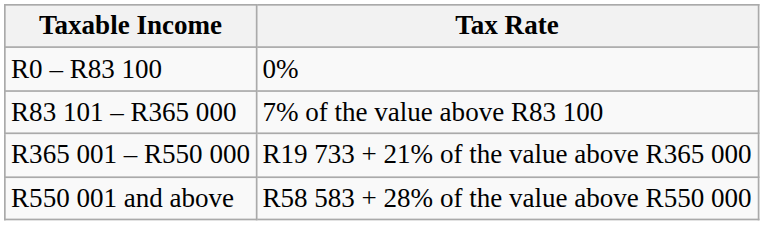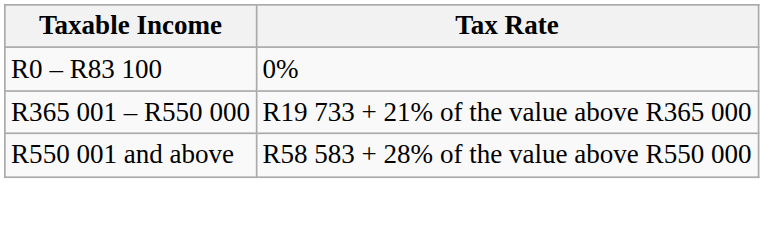- row: (124, 111)
